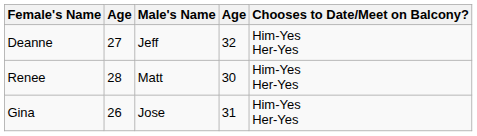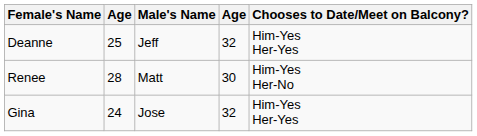(114, 42) 27 -> (114, 42) 25
(276, 77) Him-Yes Her-Yes -> (276, 77) Him-Yes Her-No
(114, 112) 26 -> (114, 112) 24
(229, 112) 31 -> (229, 112) 32
